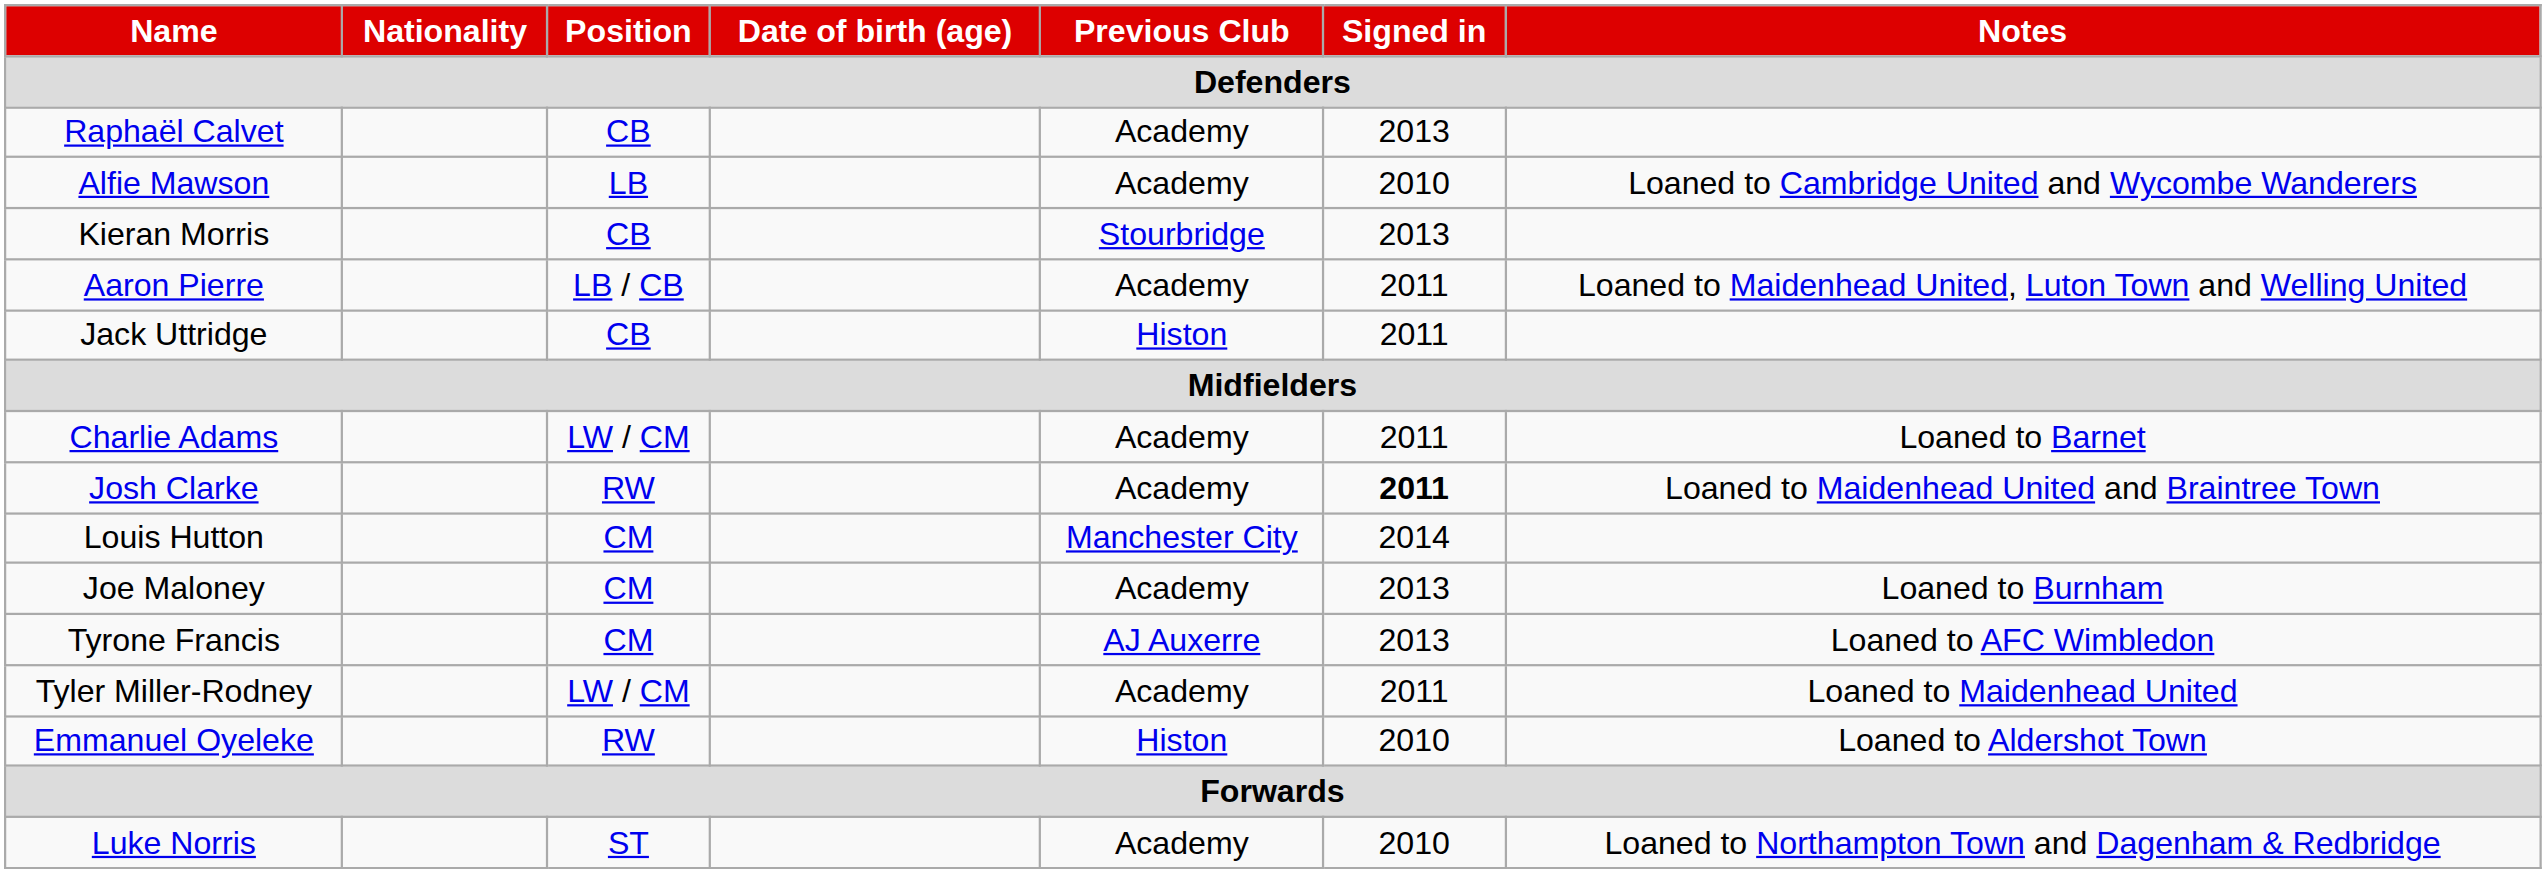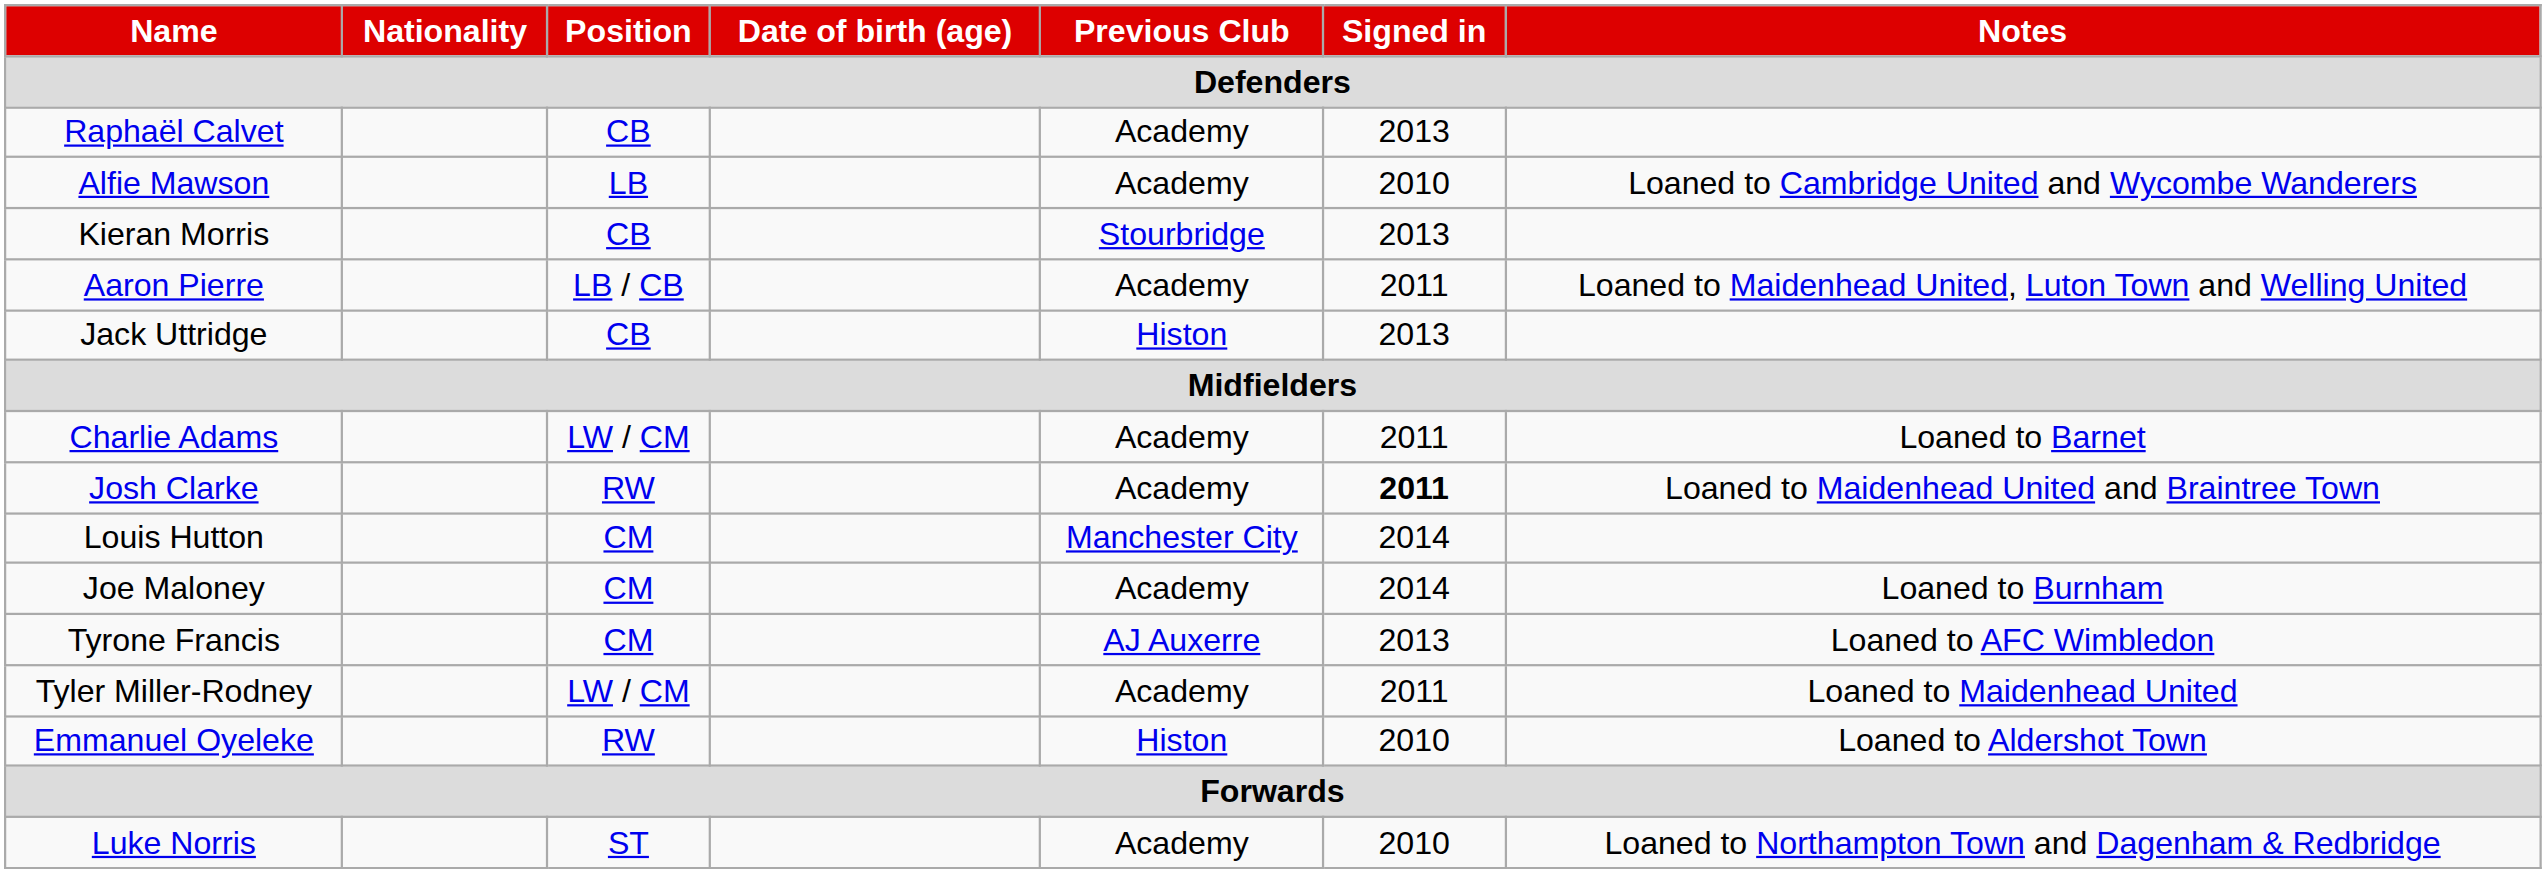(1414, 335) 2011 -> (1414, 335) 2013
(1414, 589) 2013 -> (1414, 589) 2014
